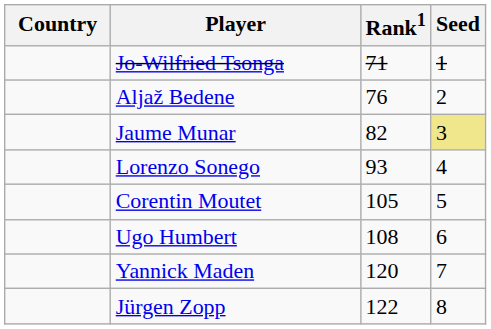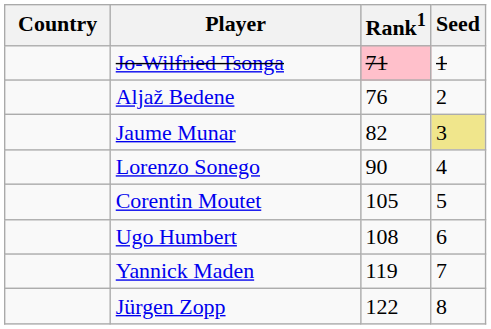(377, 62) no background -> (377, 62) pink background
(377, 166) 93 -> (377, 166) 90
(382, 271) 120 -> (382, 271) 119
